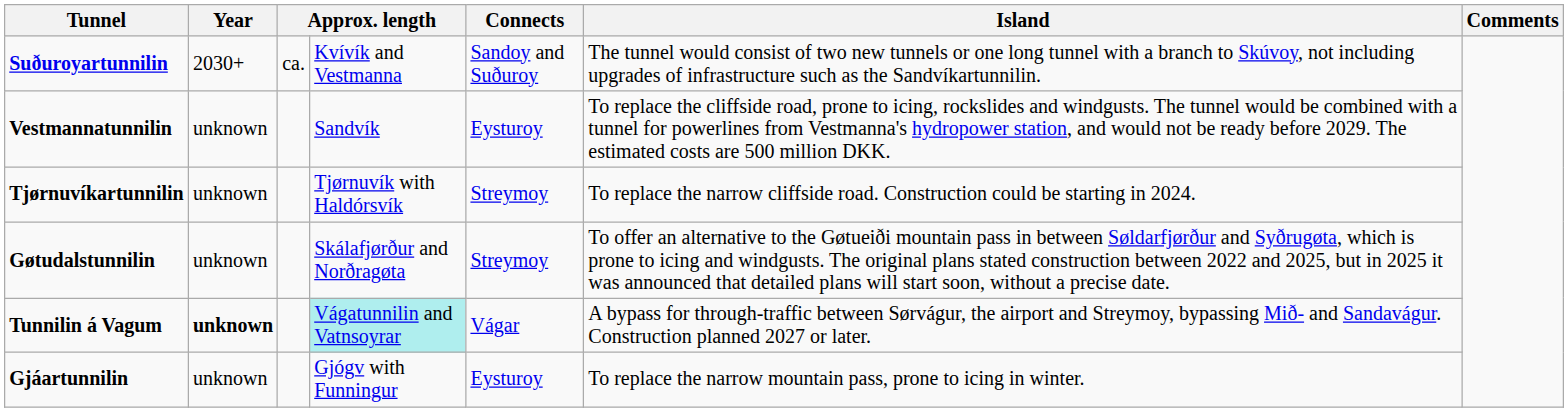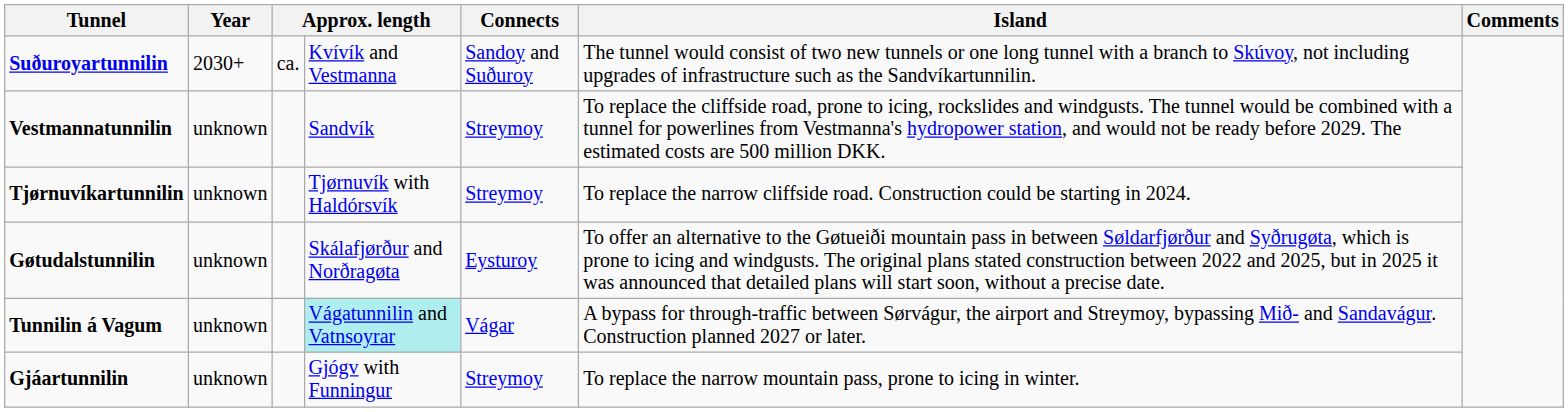(507, 128) Eysturoy -> (504, 128) Streymoy
(509, 259) Streymoy -> (501, 259) Eysturoy
(233, 325) bold -> (230, 325) normal
(507, 379) Eysturoy -> (504, 379) Streymoy
